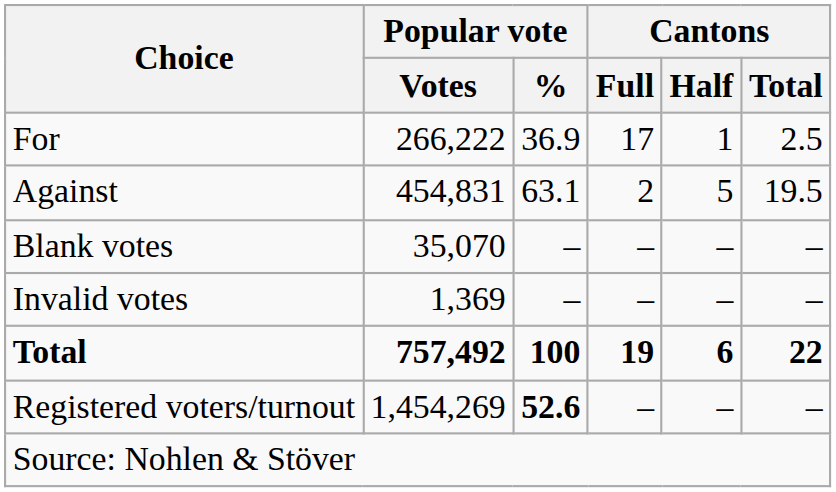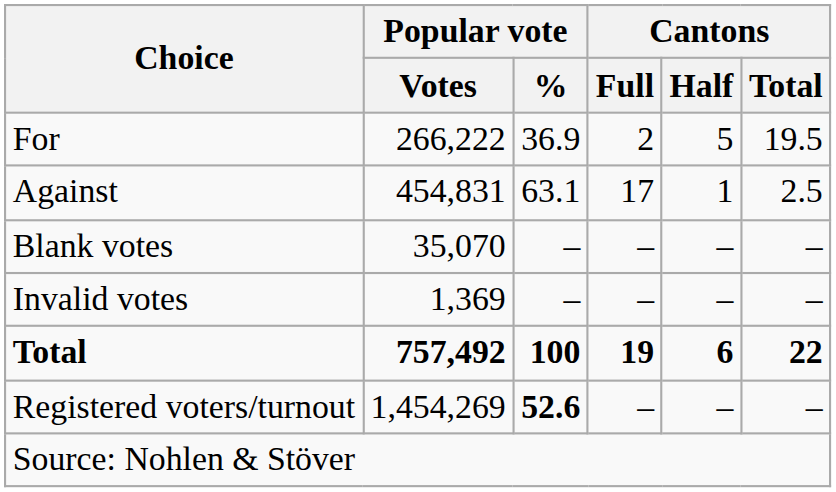(637, 138) 17 -> (646, 138) 2
(725, 138) 1 -> (725, 138) 5
(802, 138) 2.5 -> (793, 138) 19.5
(646, 191) 2 -> (637, 191) 17
(725, 191) 5 -> (725, 191) 1
(793, 191) 19.5 -> (802, 191) 2.5
